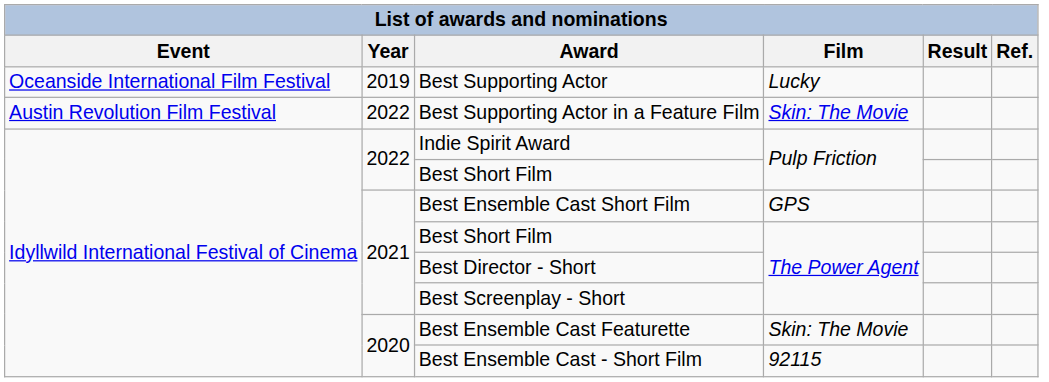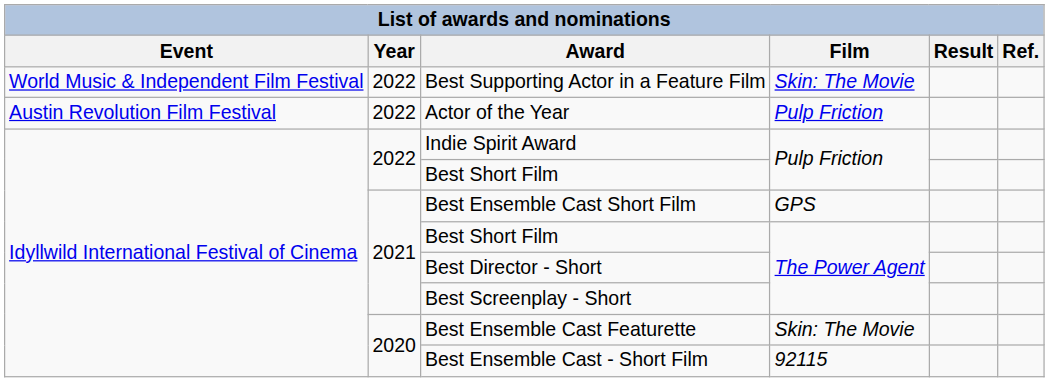- row: (513, 81)
(143, 112) Austin Revolution Film Festival -> (186, 81) World Music & Independent Film Festival
+ row: (497, 112)
